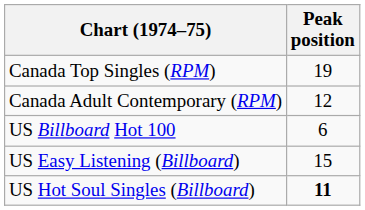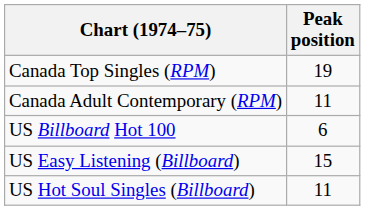(323, 100) 12 -> (323, 100) 11
(323, 190) bold -> (323, 190) normal
